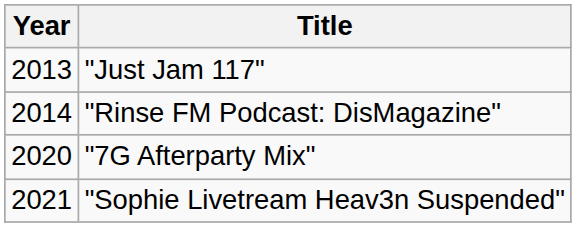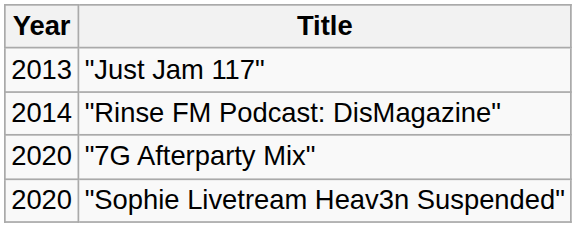(42, 199) 2021 -> (42, 199) 2020
